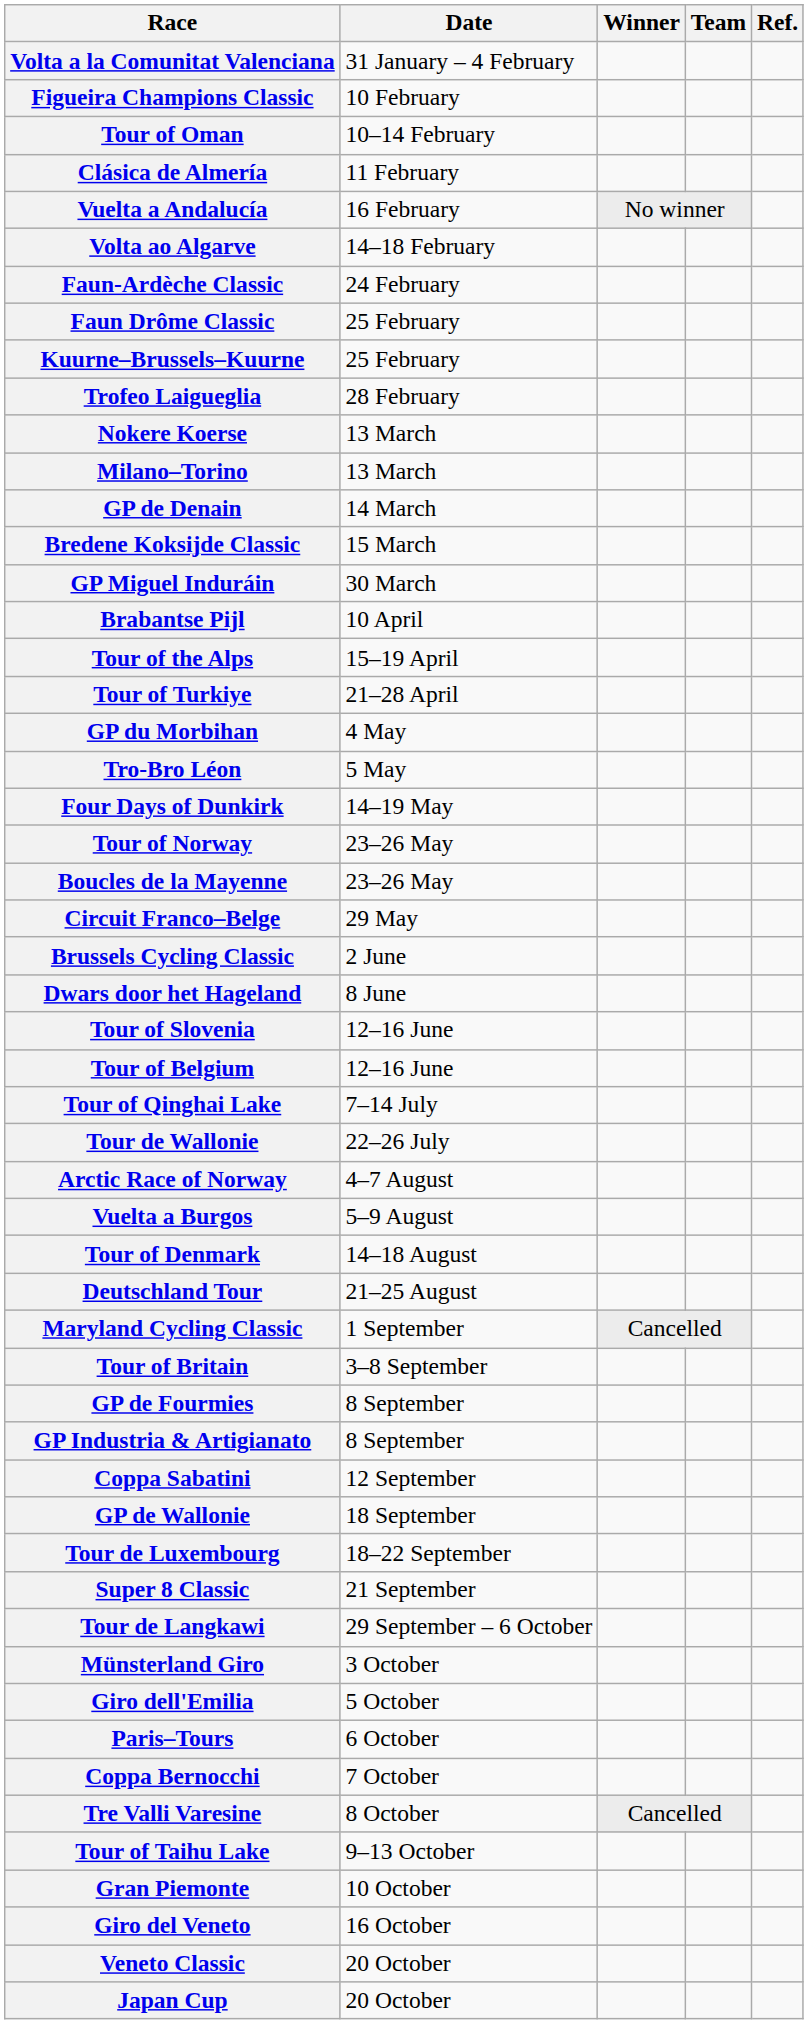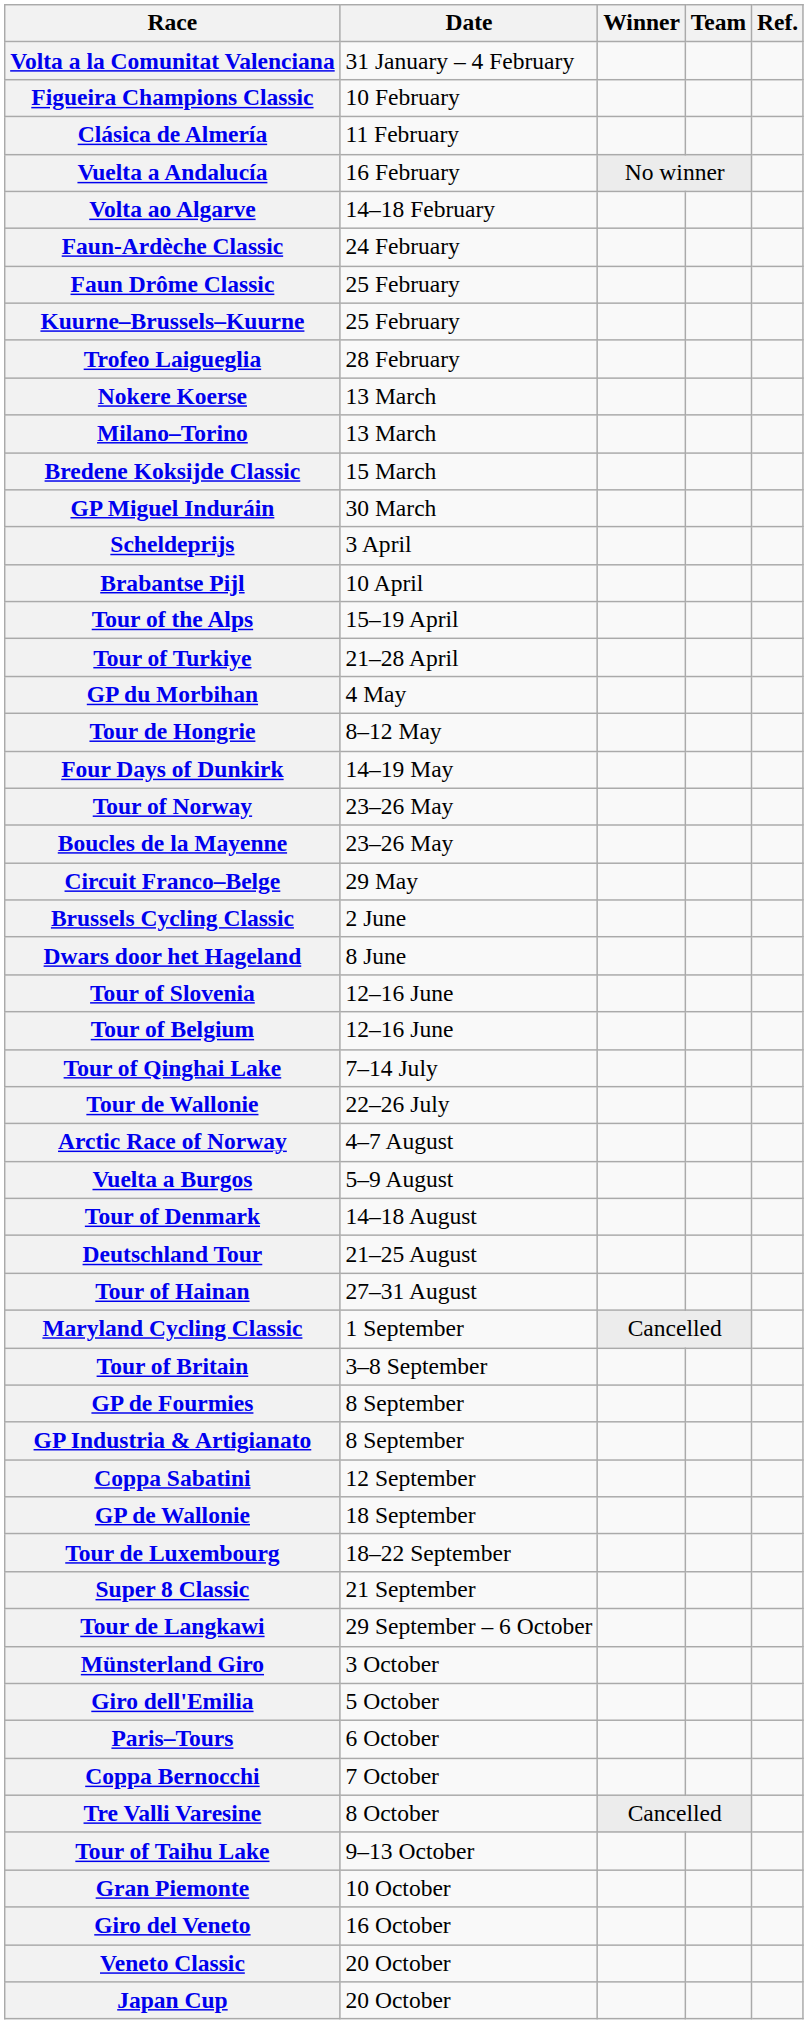- row: (172, 135)
- row: (172, 508)
+ row: (172, 545)
- row: (172, 769)
+ row: (172, 731)
+ row: (172, 1291)
